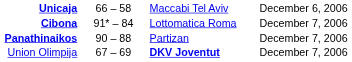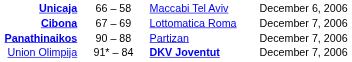(113, 23) 91* – 84 -> (113, 23) 67 – 69
(113, 53) 67 – 69 -> (113, 53) 91* – 84
